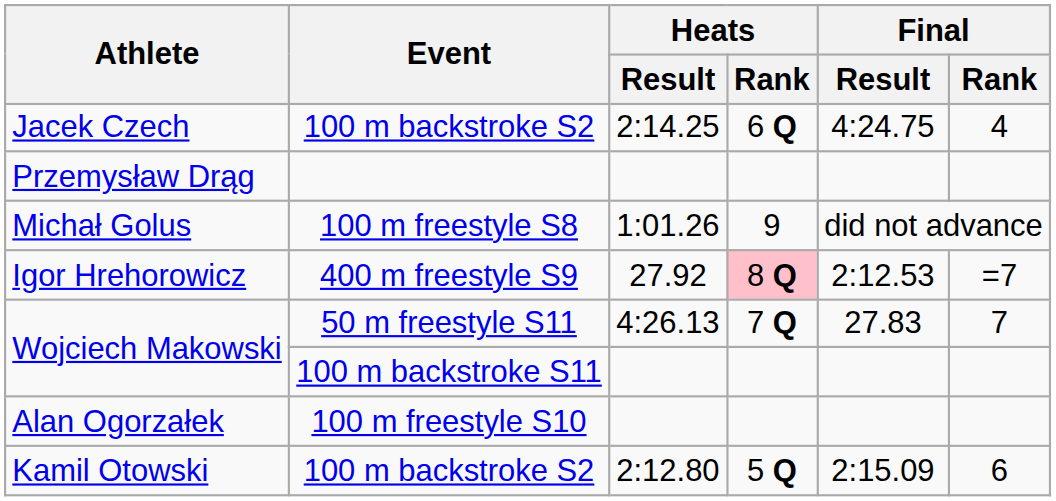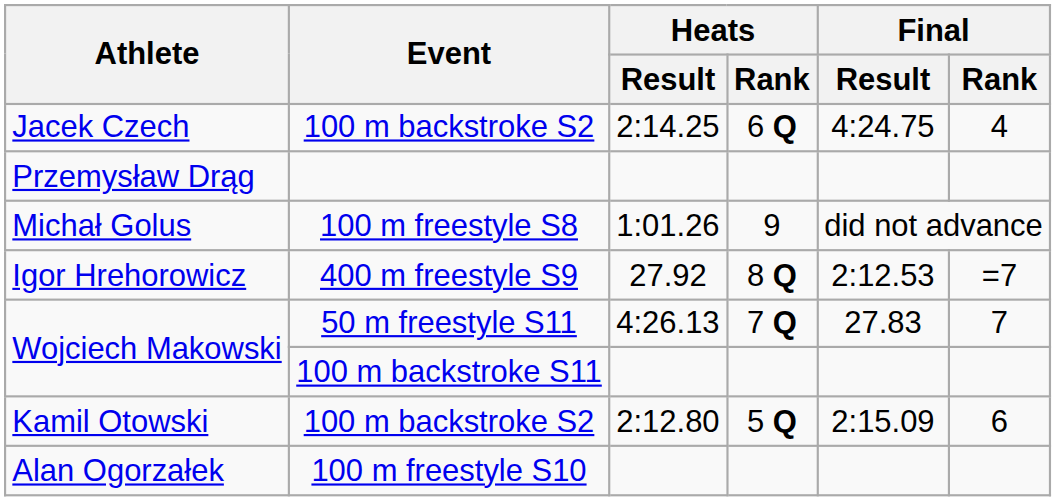(772, 274) pink background -> (772, 274) no background
rows swapped: (118, 421) <-> (110, 470)
